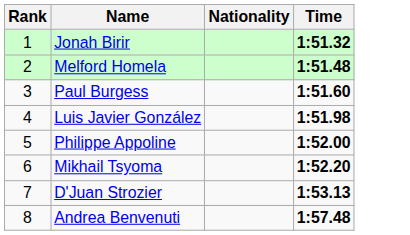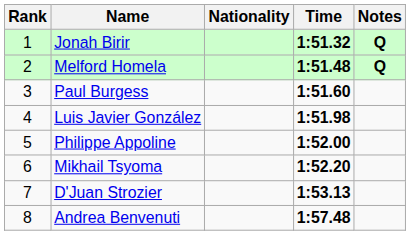+ column: (380, 17)
